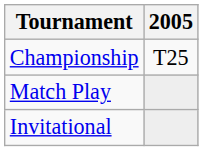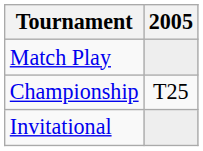rows swapped: (60, 92) <-> (74, 57)
